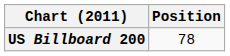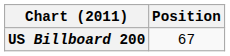(186, 40) 78 -> (186, 40) 67
